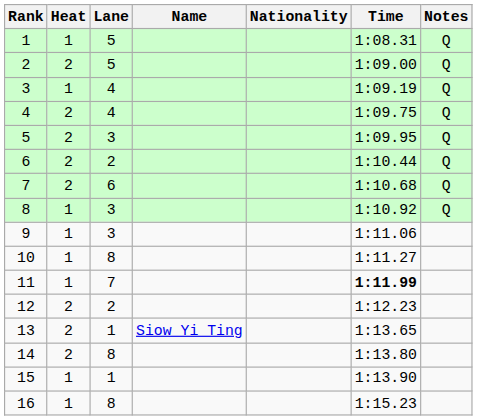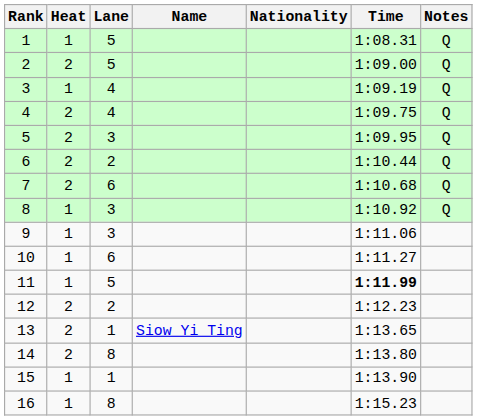(111, 258) 8 -> (111, 258) 6
(111, 282) 7 -> (111, 282) 5
